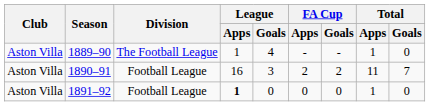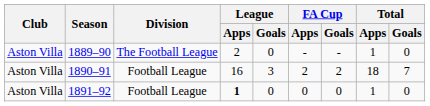(237, 52) 1 -> (237, 52) 2
(271, 52) 4 -> (271, 52) 0
(373, 71) 11 -> (373, 71) 18
